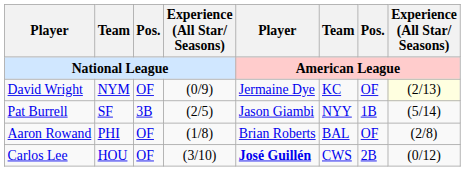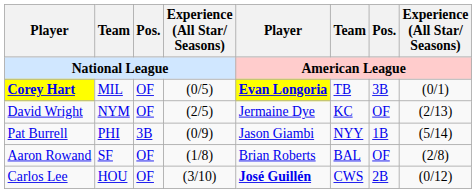+ row: (41, 90)
(200, 90) (0/9) -> (200, 111) (2/5)
(424, 90) lightyellow background -> (435, 111) no background
(105, 111) SF -> (109, 133) PHI
(200, 111) (2/5) -> (200, 133) (0/9)
(109, 133) PHI -> (105, 155) SF
